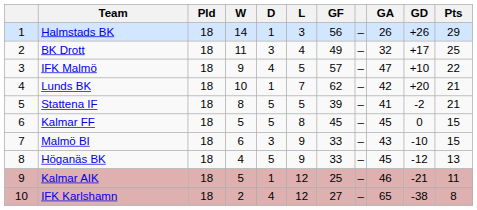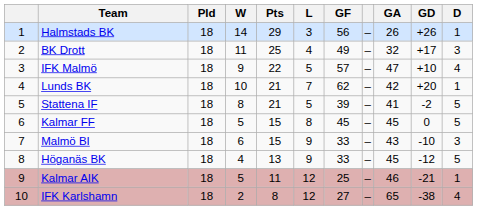columns swapped: (271, 13) <-> (454, 13)
